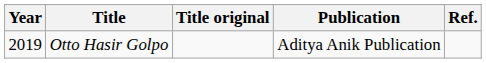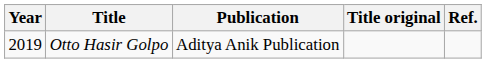columns swapped: (223, 17) <-> (359, 17)
